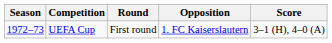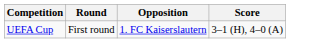- column: (25, 12)
